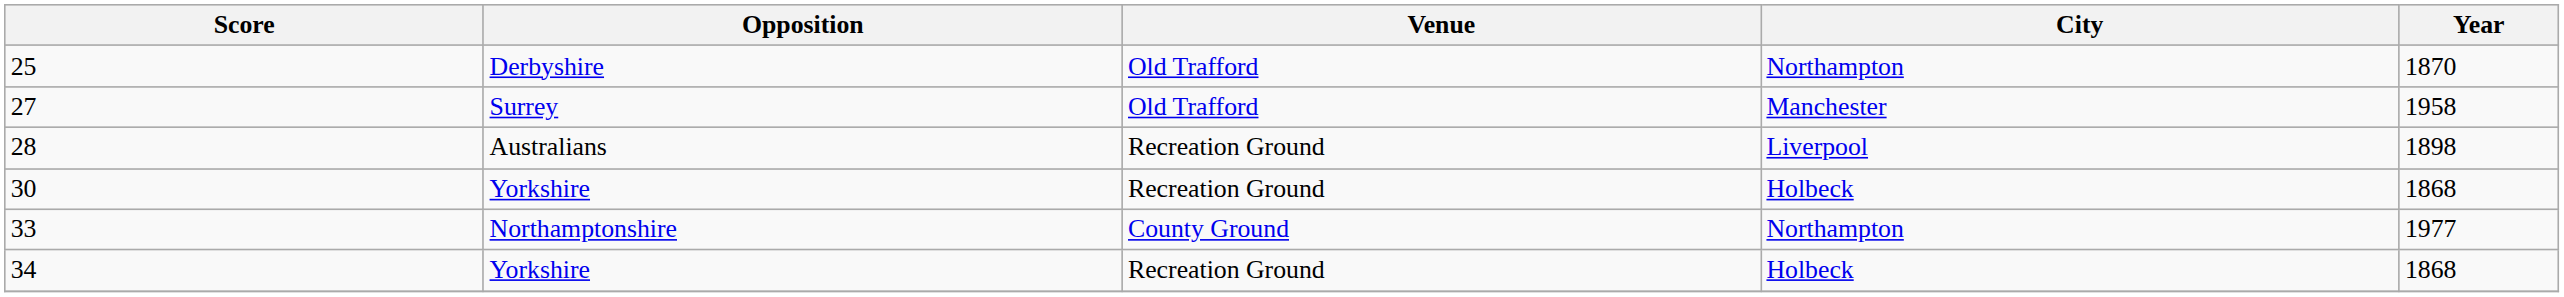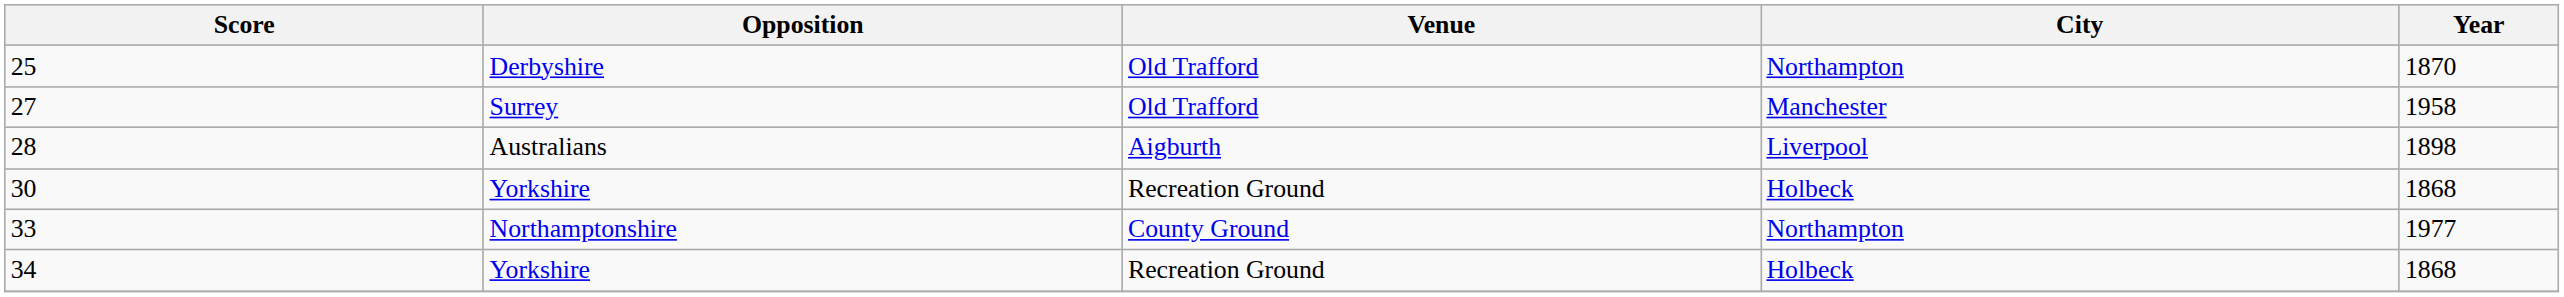(1226, 147) Recreation Ground -> (1175, 147) Aigburth
